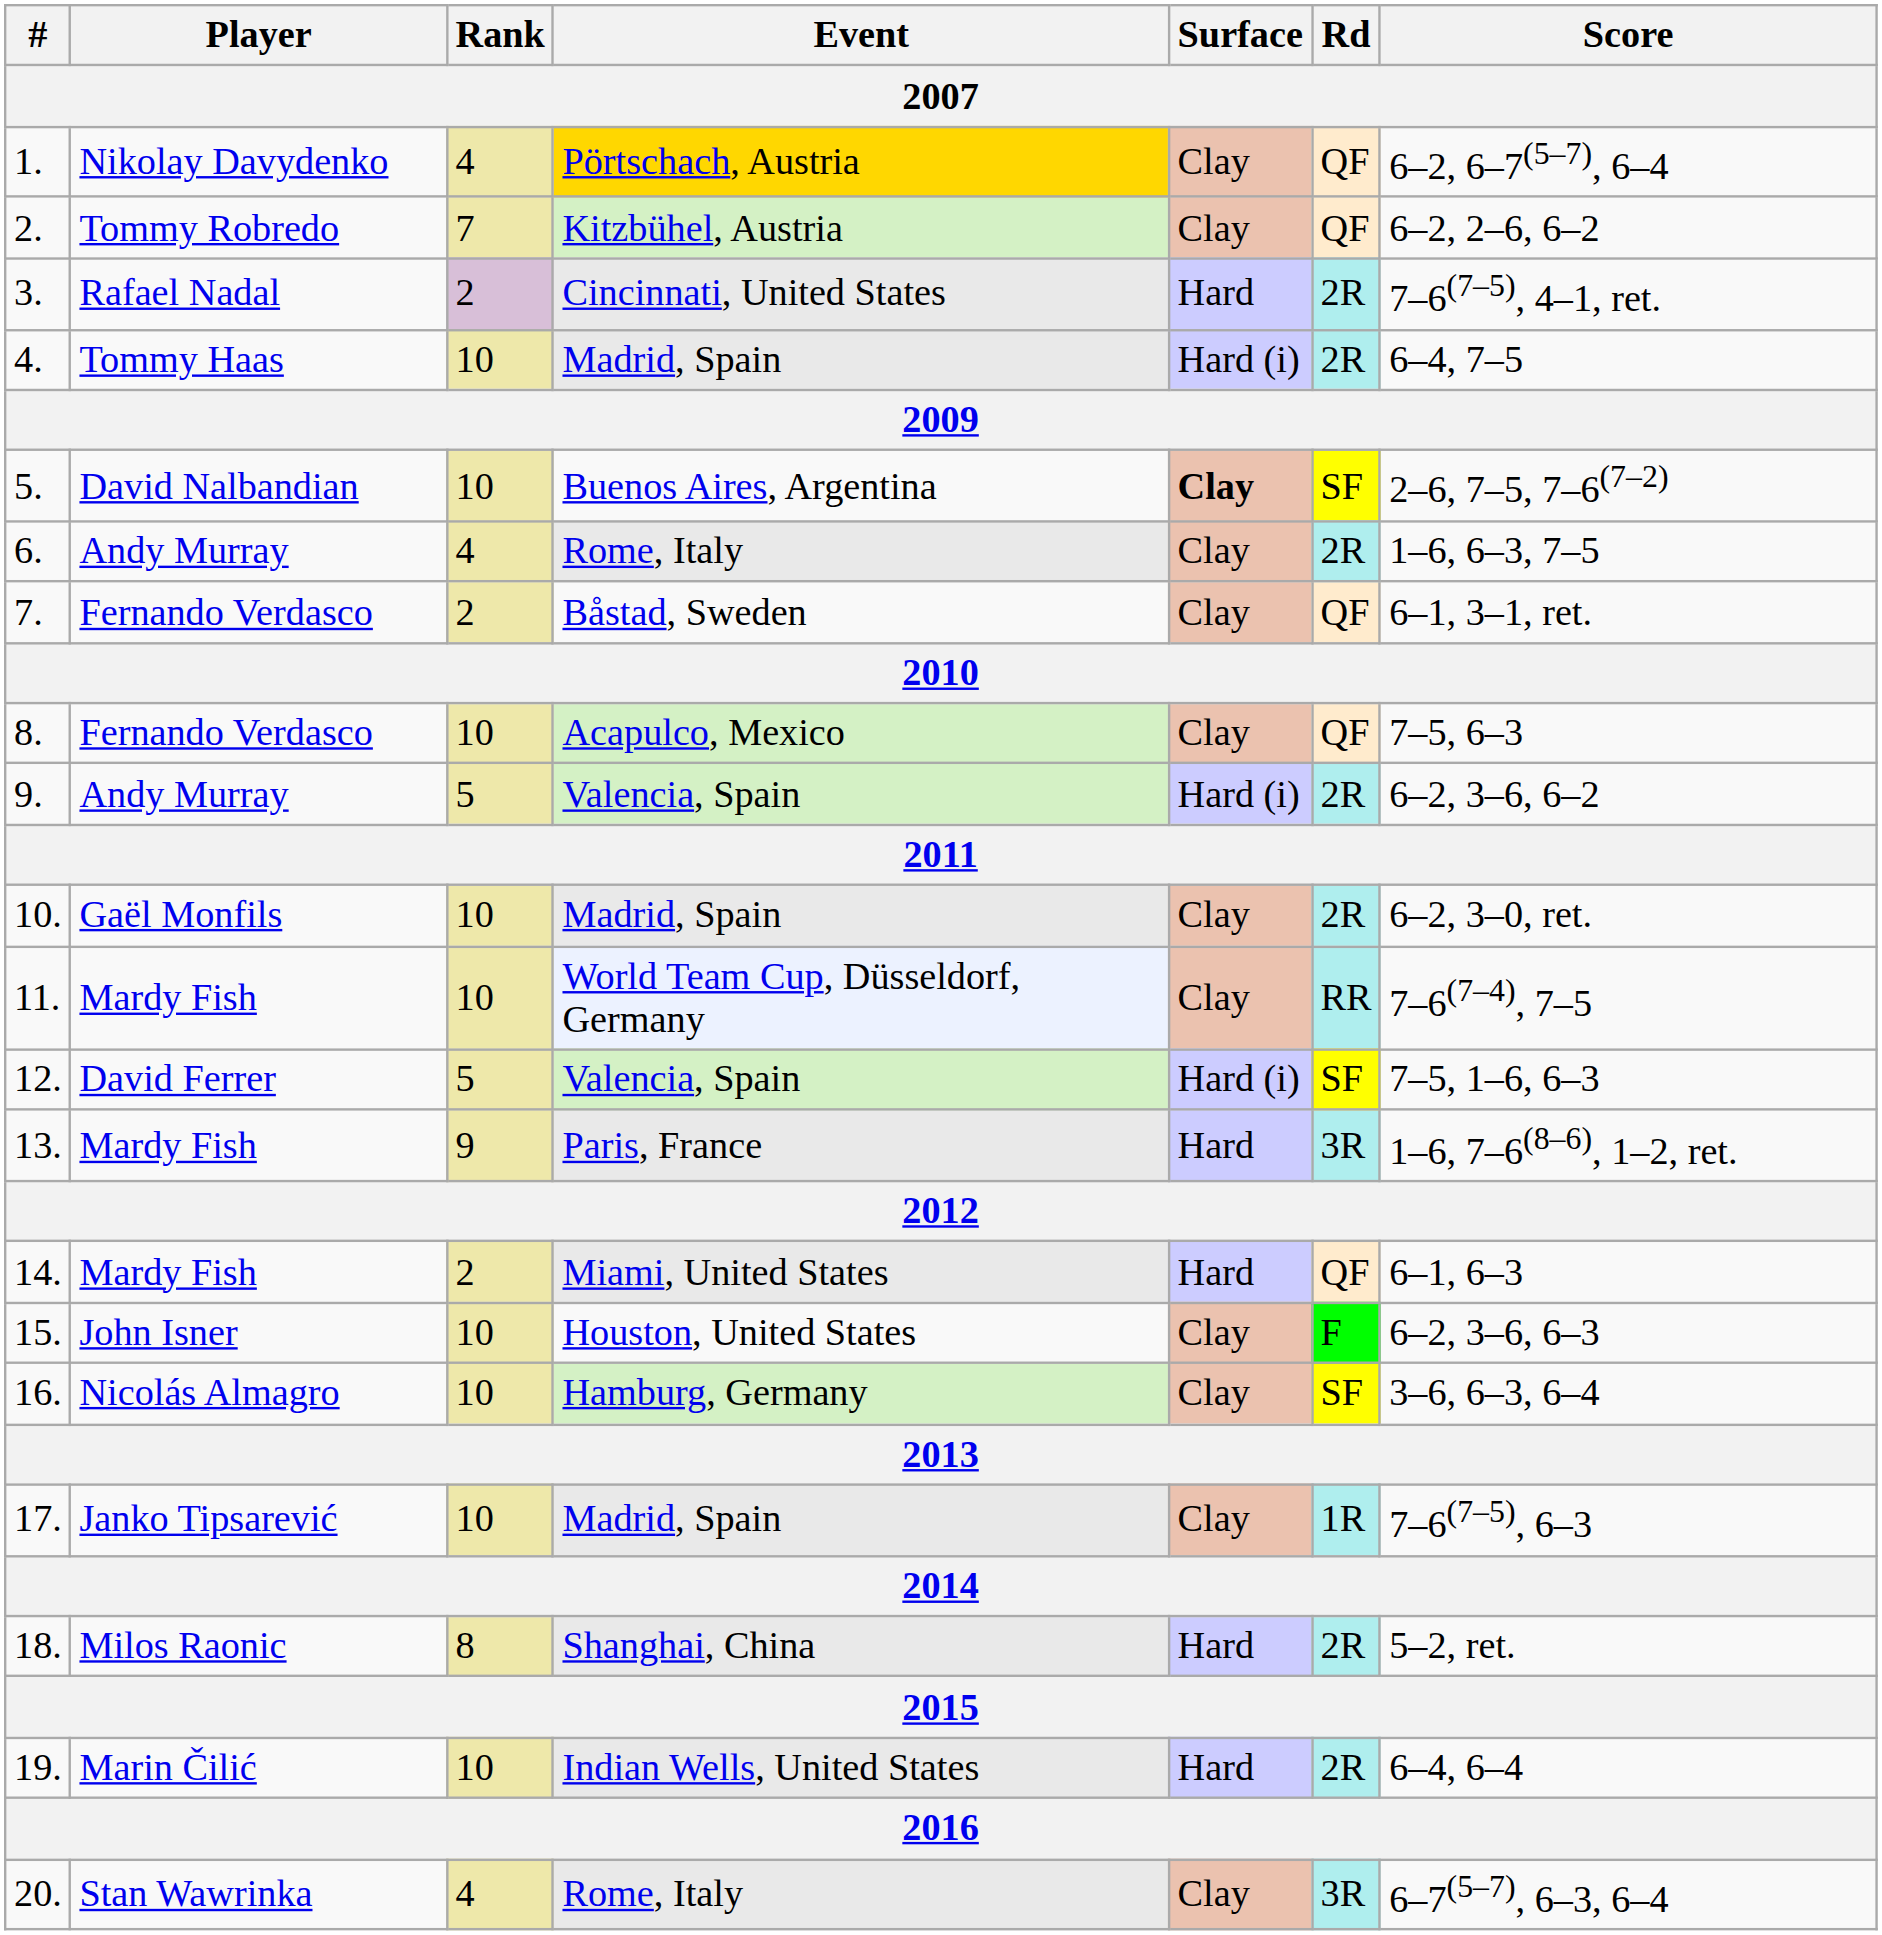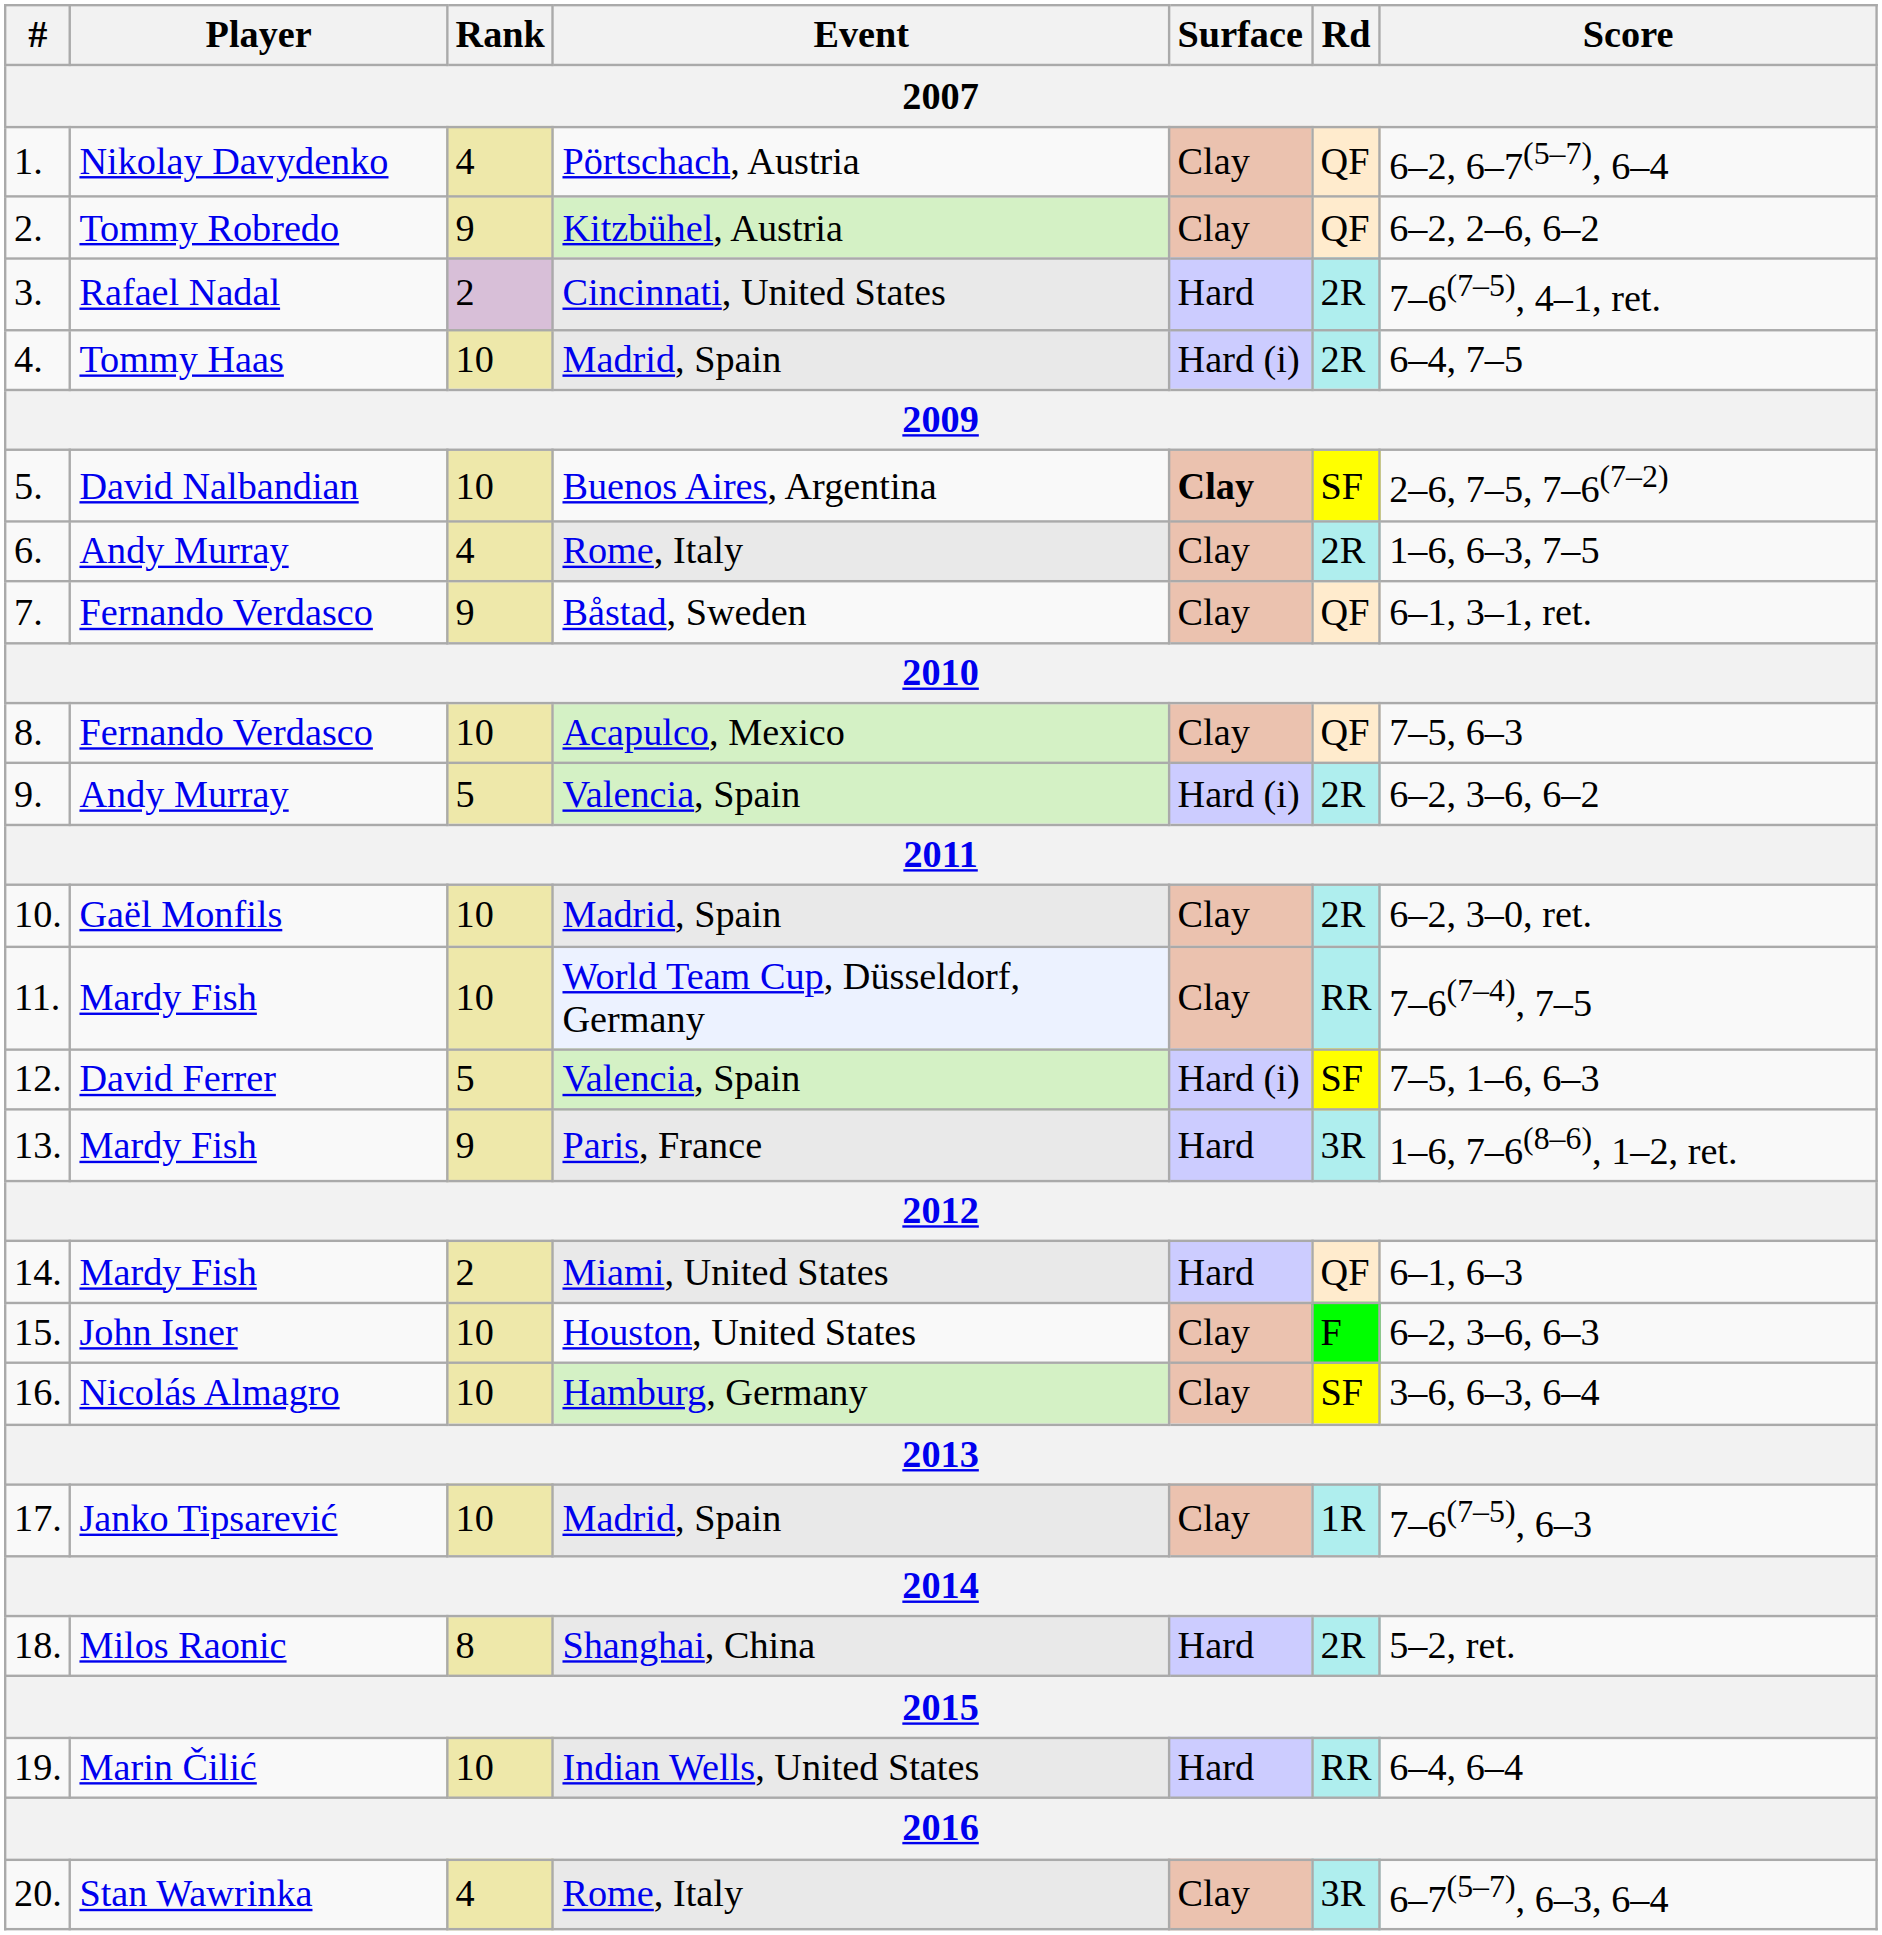(711, 161) gold background -> (711, 161) no background
(465, 227) 7 -> (465, 227) 9
(465, 611) 2 -> (465, 611) 9
(1343, 1767) 2R -> (1346, 1767) RR
